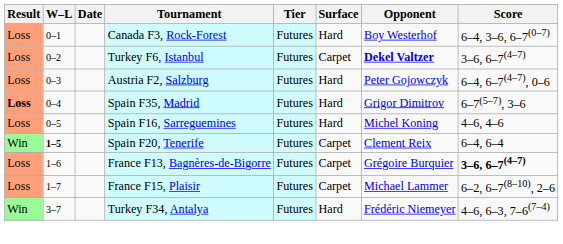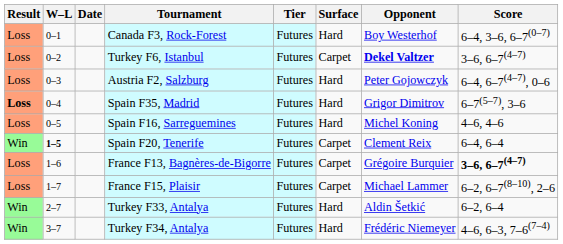+ row: (158, 207)
